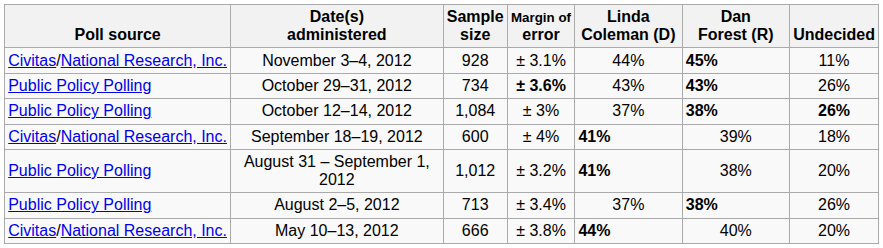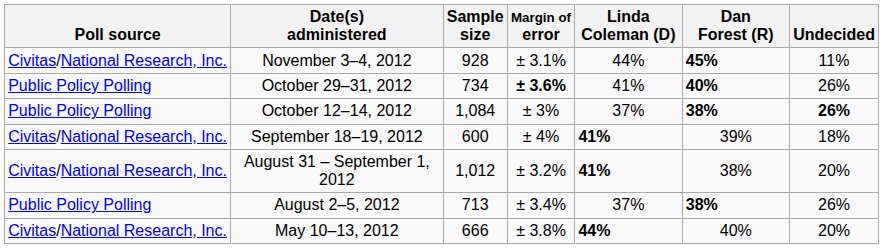(628, 85) 43% -> (628, 85) 41%
(702, 85) 43% -> (702, 85) 40%
(80, 171) Public Policy Polling -> (118, 171) Civitas/National Research, Inc.
